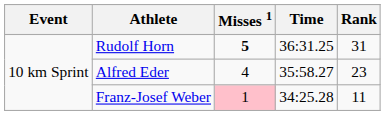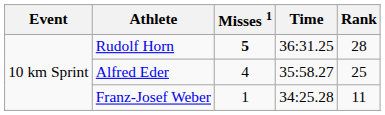(359, 47) 31 -> (359, 47) 28
(359, 72) 23 -> (359, 72) 25
(245, 97) pink background -> (245, 97) no background
